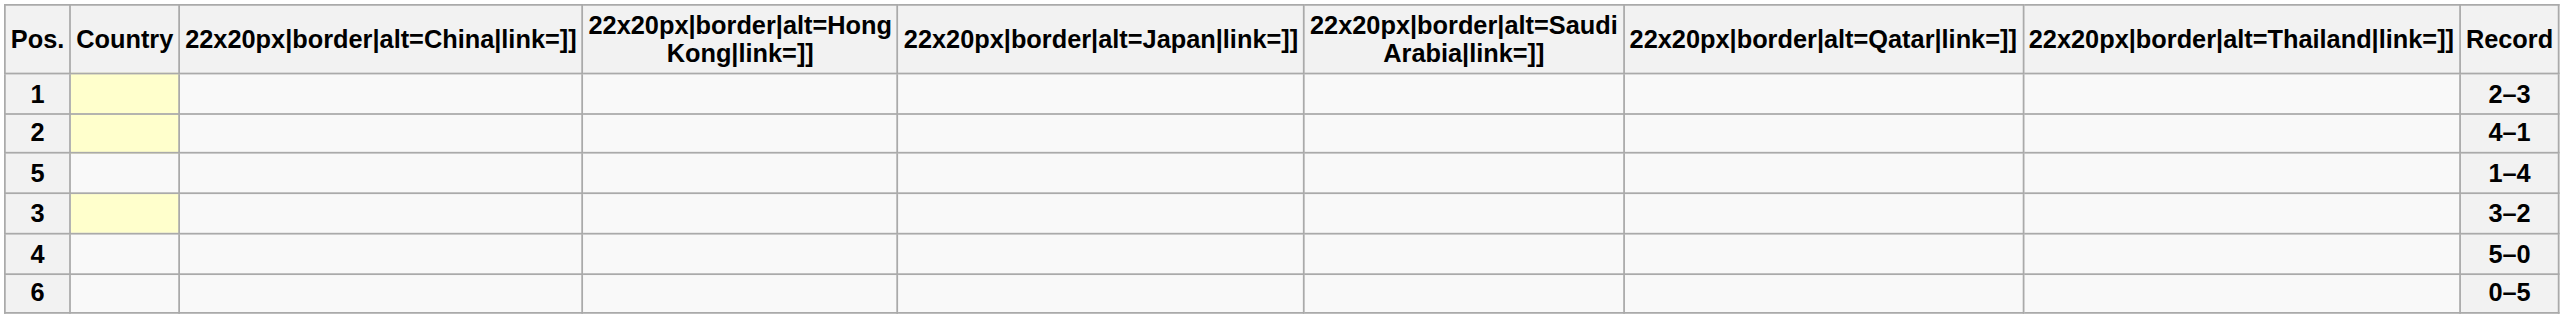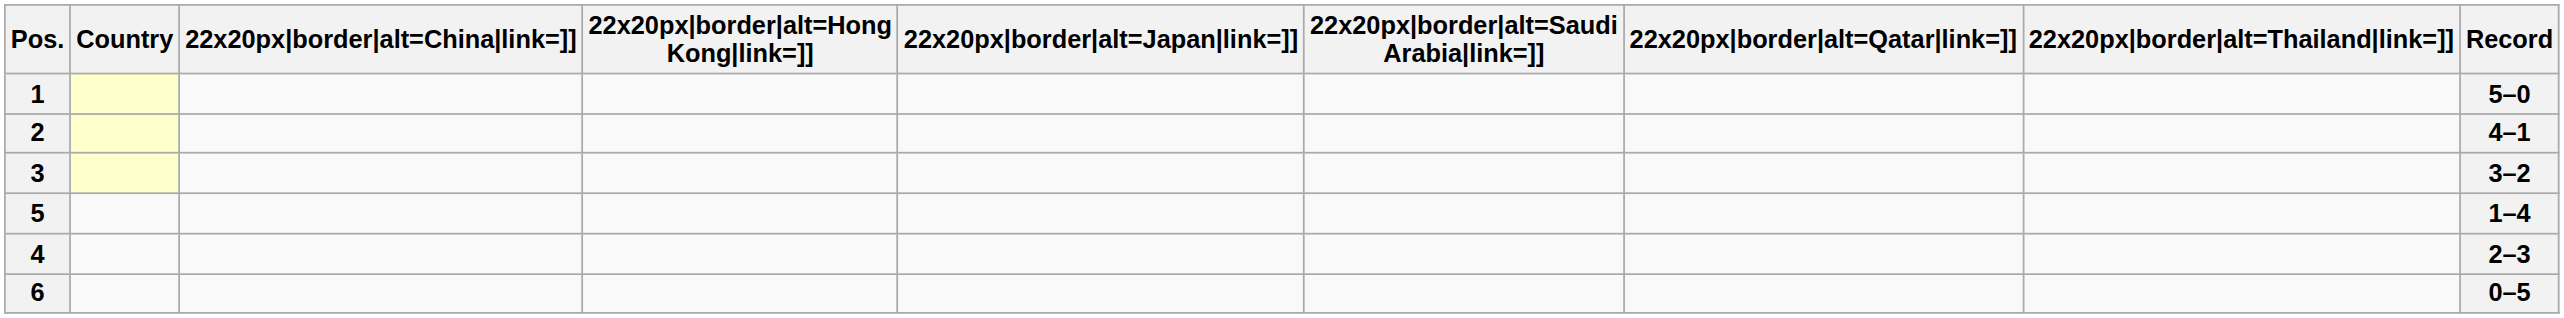(2510, 93) 2–3 -> (2510, 93) 5–0
rows swapped: (38, 214) <-> (38, 174)
(2510, 254) 5–0 -> (2510, 254) 2–3
